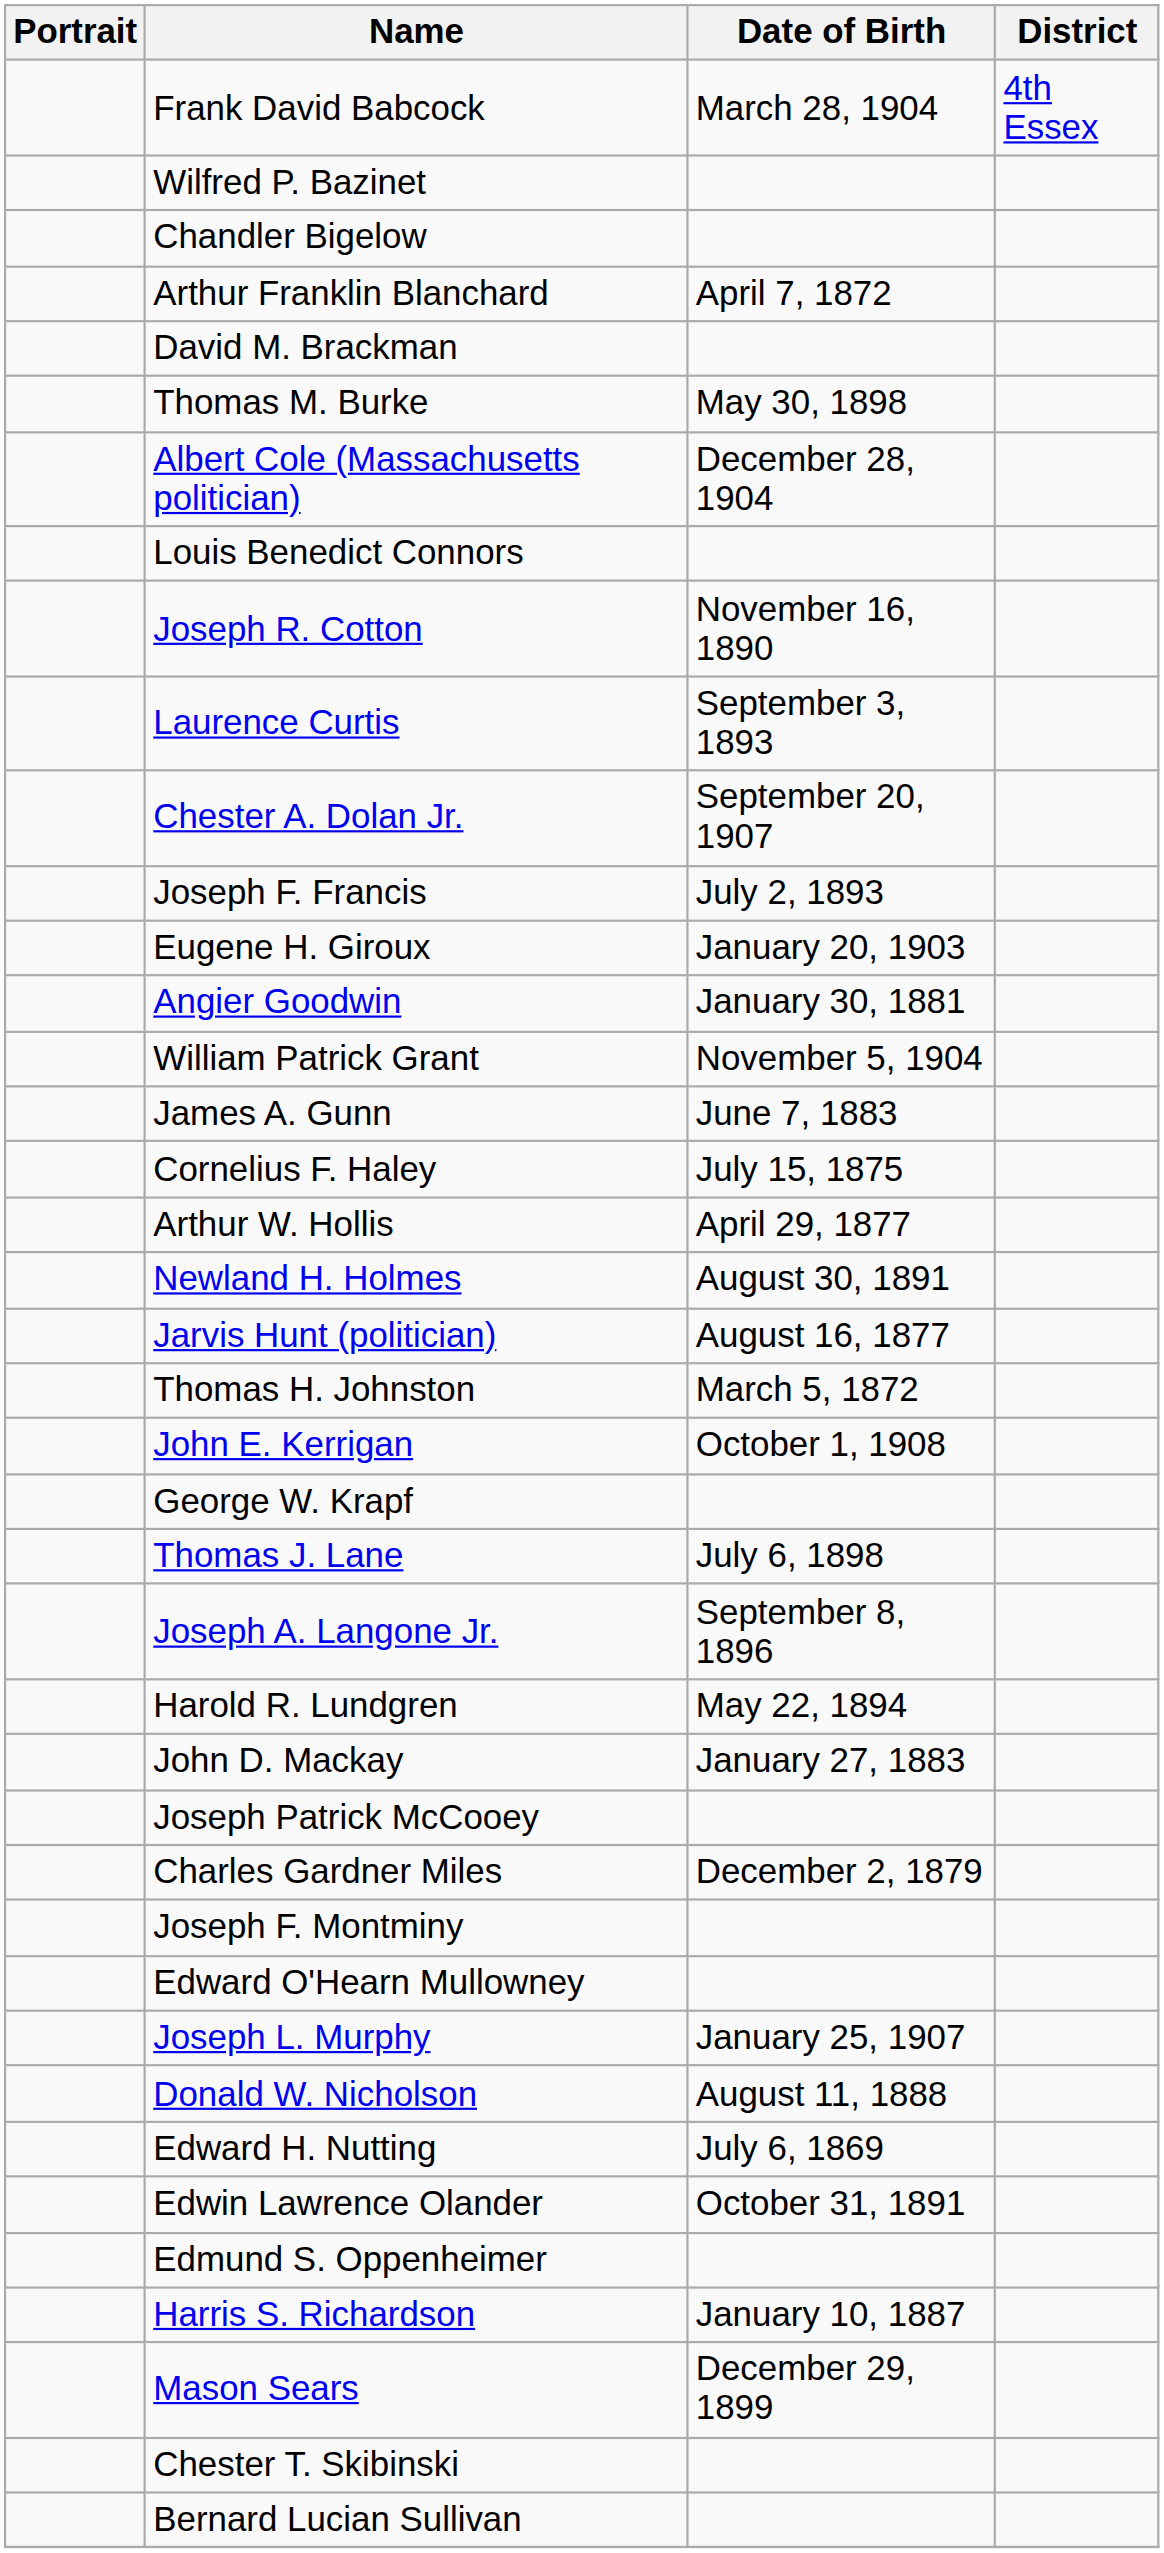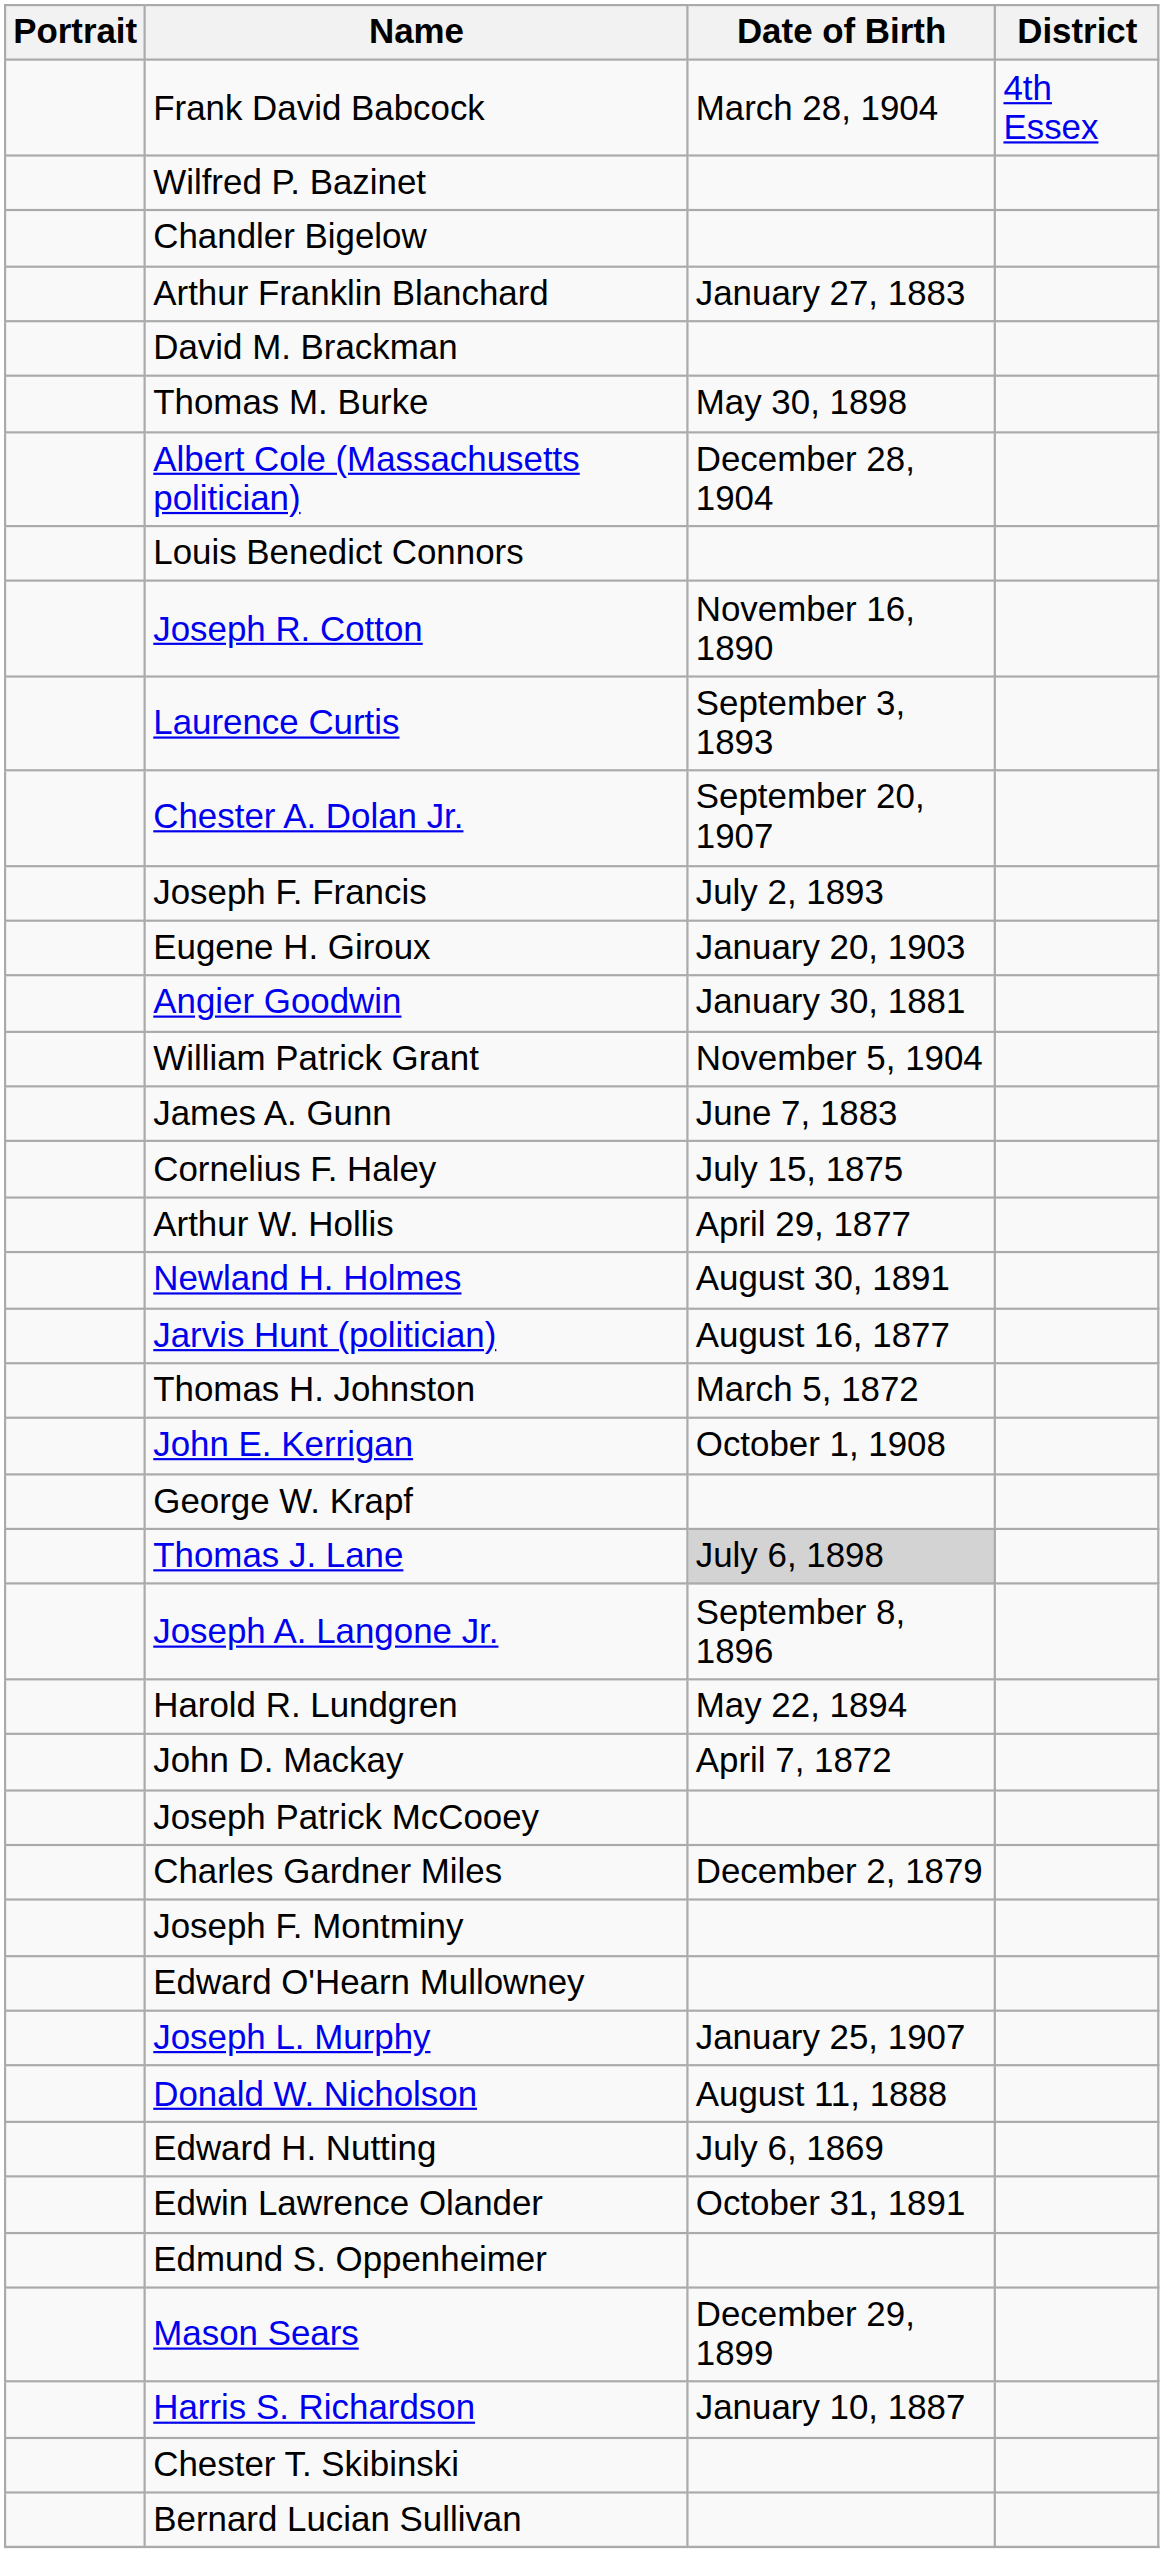(794, 292) April 7, 1872 -> (831, 292) January 27, 1883
(790, 1555) no background -> (790, 1555) lightgrey background
(831, 1761) January 27, 1883 -> (794, 1761) April 7, 1872
rows swapped: (314, 2314) <-> (256, 2389)
